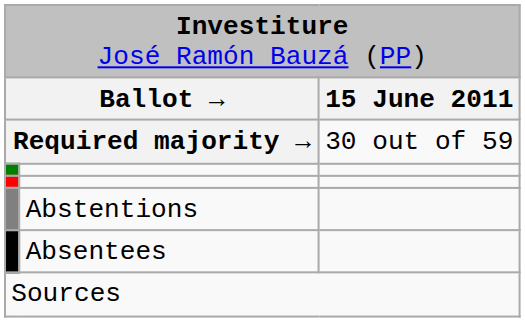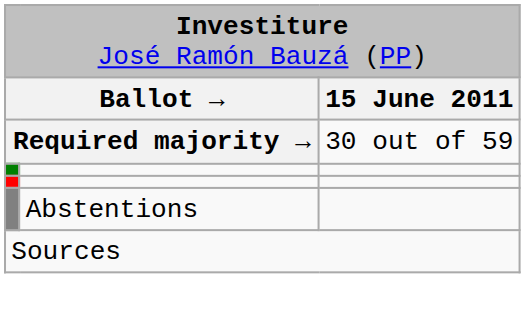- row: (12, 252)
